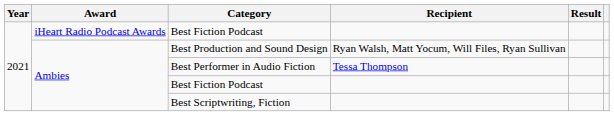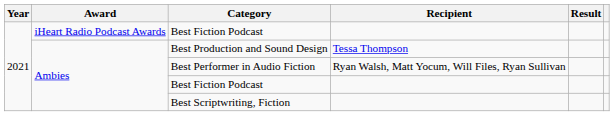(449, 48) Ryan Walsh, Matt Yocum, Will Files, Ryan Sullivan -> (370, 48) Tessa Thompson
(370, 66) Tessa Thompson -> (449, 66) Ryan Walsh, Matt Yocum, Will Files, Ryan Sullivan
